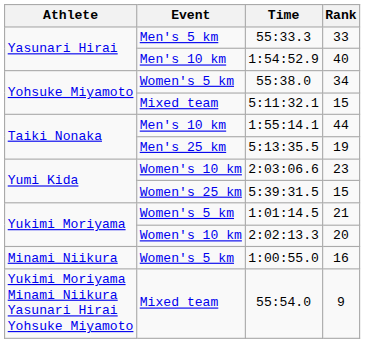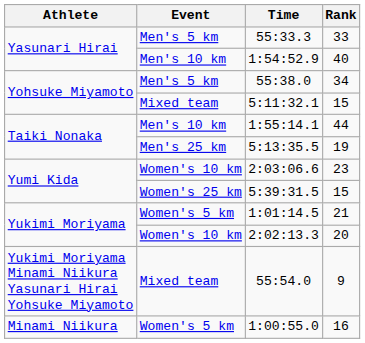(187, 81) Women's 5 km -> (179, 81) Men's 5 km
rows swapped: (284, 257) <-> (284, 303)
